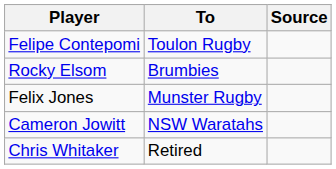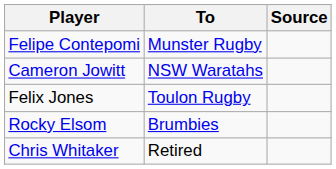(199, 44) Toulon Rugby -> (205, 44) Munster Rugby
rows swapped: (57, 71) <-> (67, 124)
(205, 97) Munster Rugby -> (199, 97) Toulon Rugby
